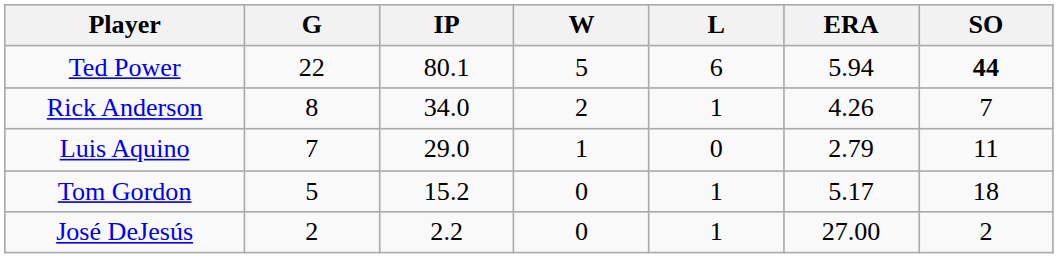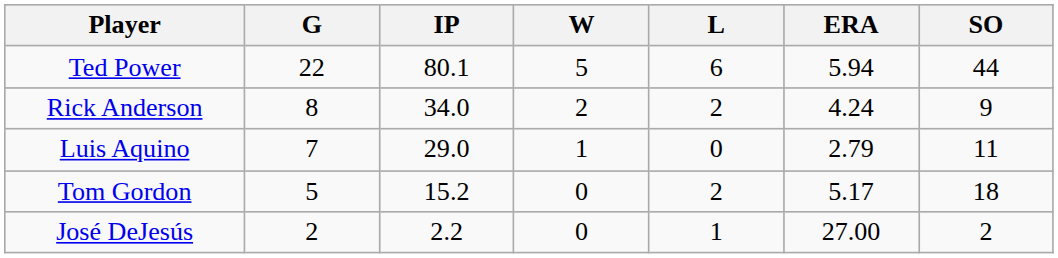(986, 66) bold -> (986, 66) normal
(716, 107) 1 -> (716, 107) 2
(851, 107) 4.26 -> (851, 107) 4.24
(986, 107) 7 -> (986, 107) 9
(716, 190) 1 -> (716, 190) 2
